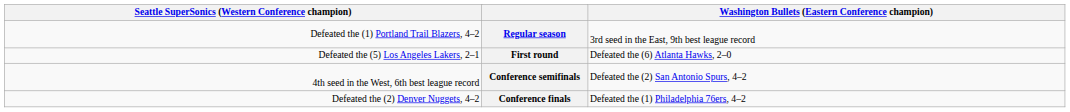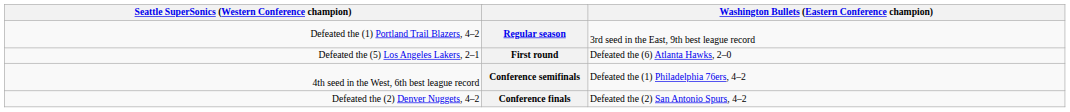(668, 77) Defeated the (2) San Antonio Spurs, 4–2 -> (668, 77) Defeated the (1) Philadelphia 76ers, 4–2
(668, 99) Defeated the (1) Philadelphia 76ers, 4–2 -> (668, 99) Defeated the (2) San Antonio Spurs, 4–2
